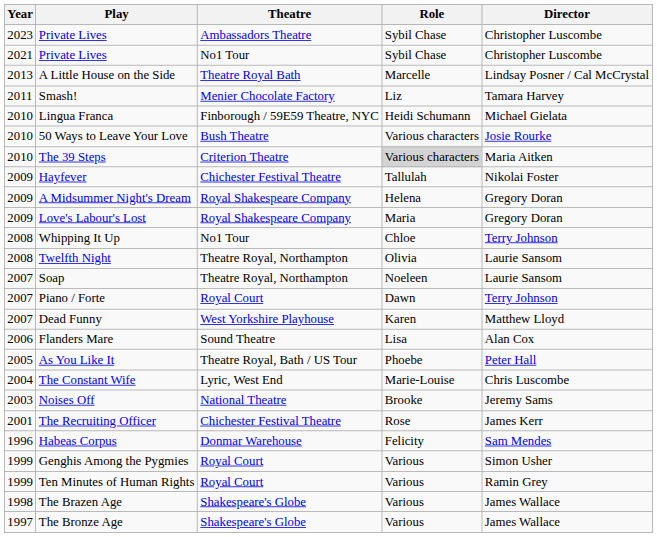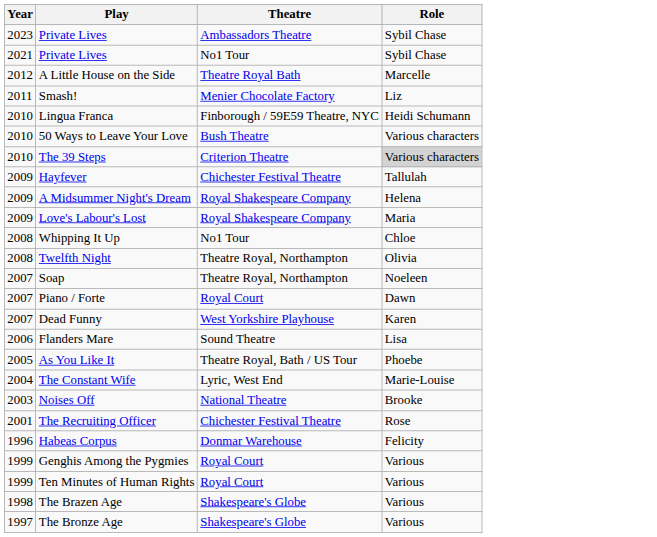- column: (567, 14)
(20, 75) 2013 -> (20, 75) 2012
